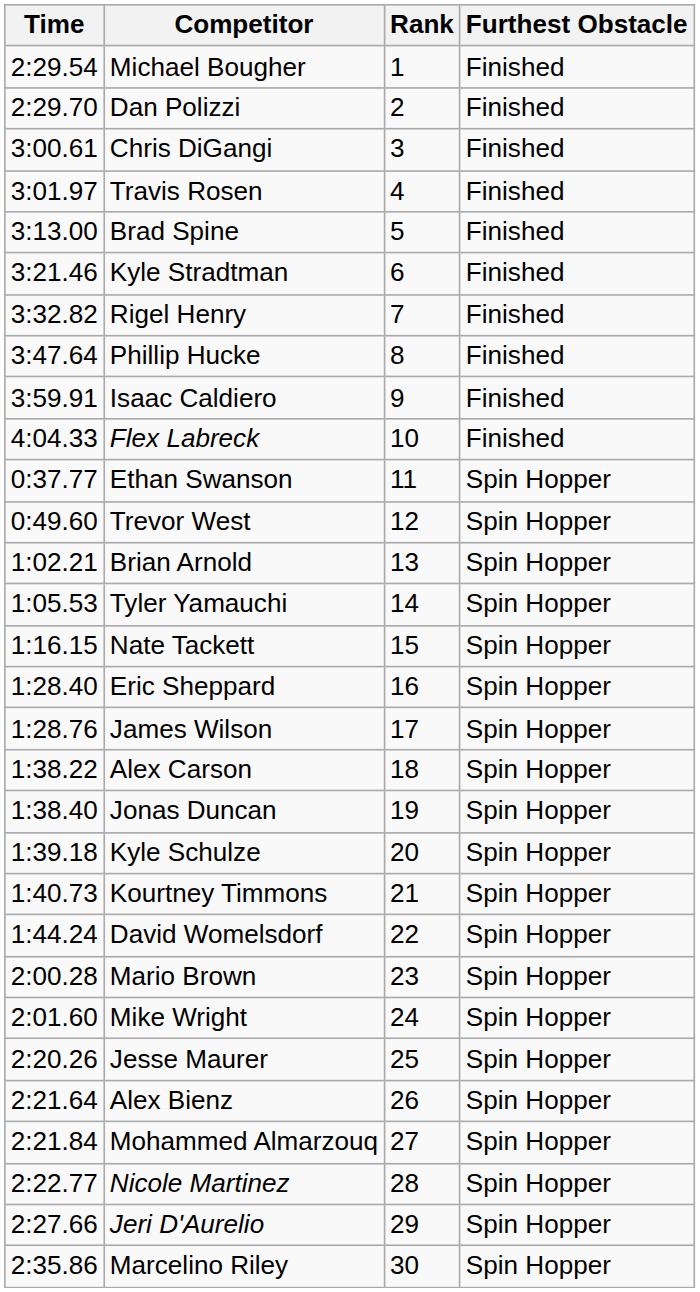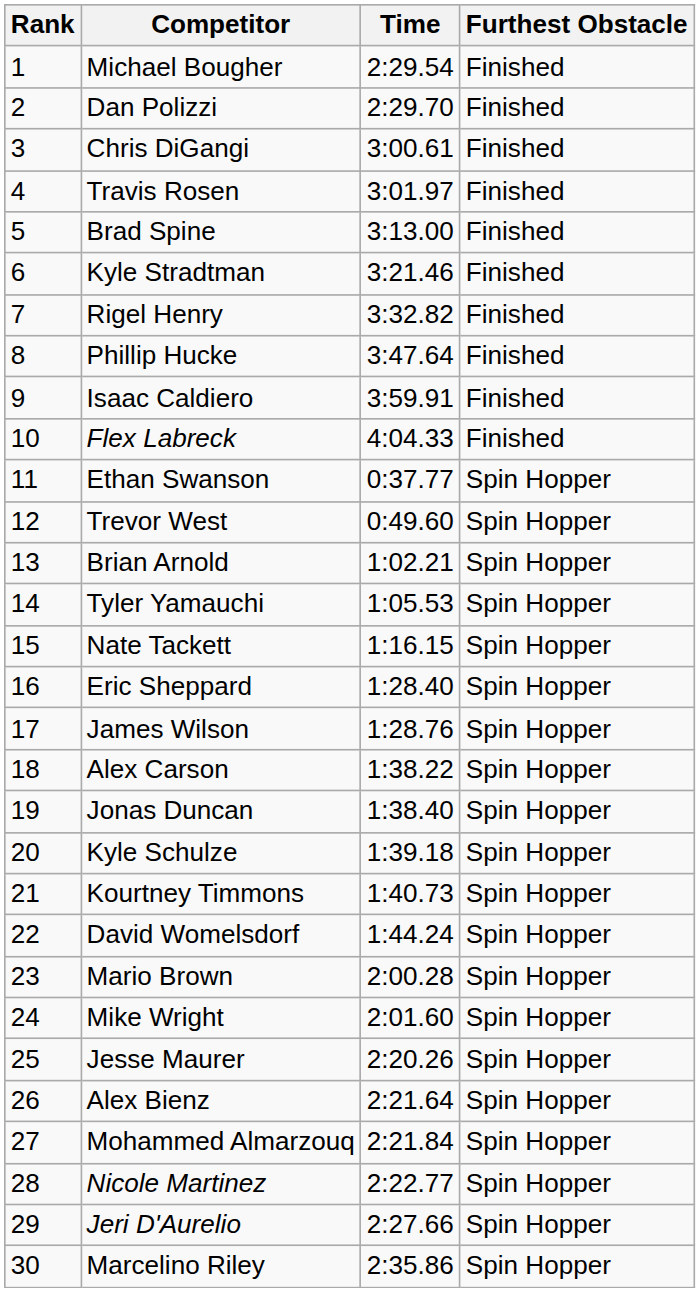columns swapped: (422, 25) <-> (54, 25)
